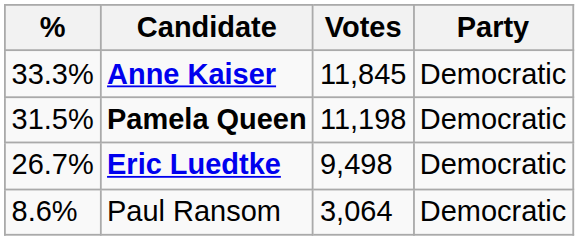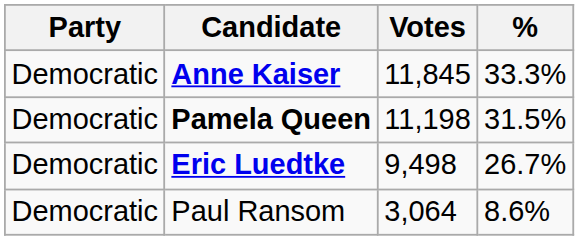columns swapped: (493, 27) <-> (53, 27)
